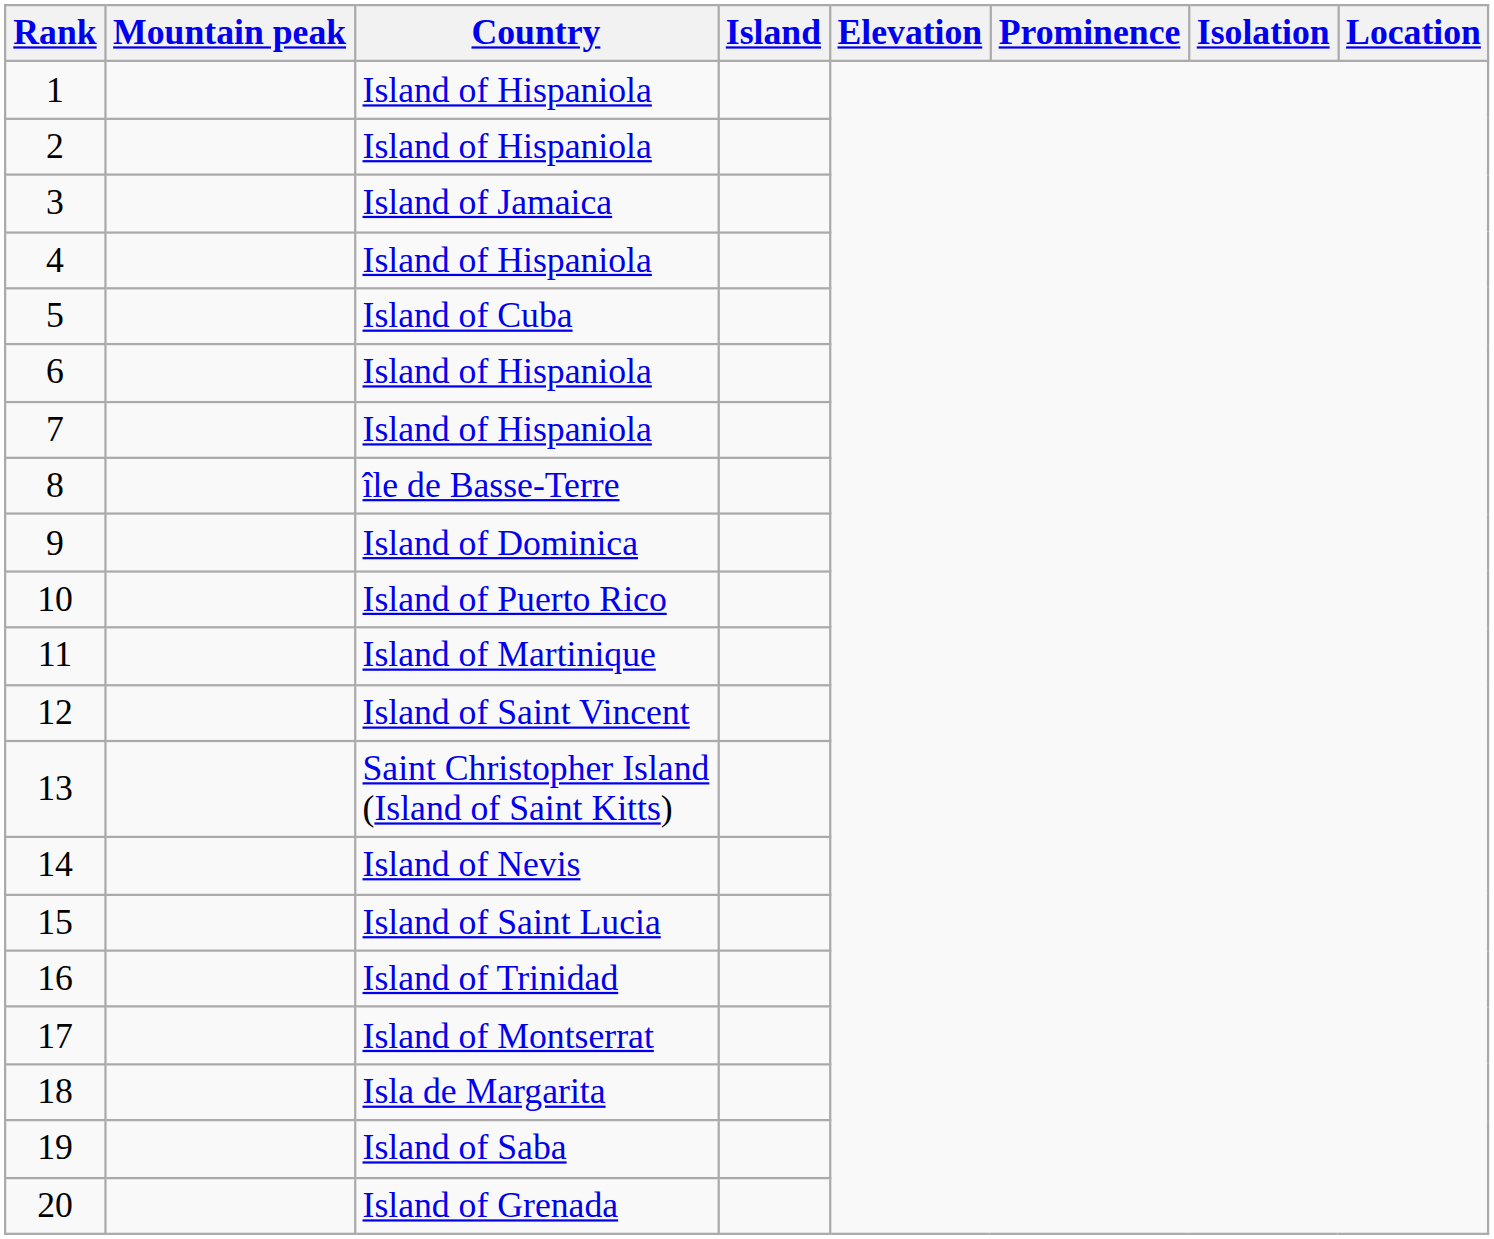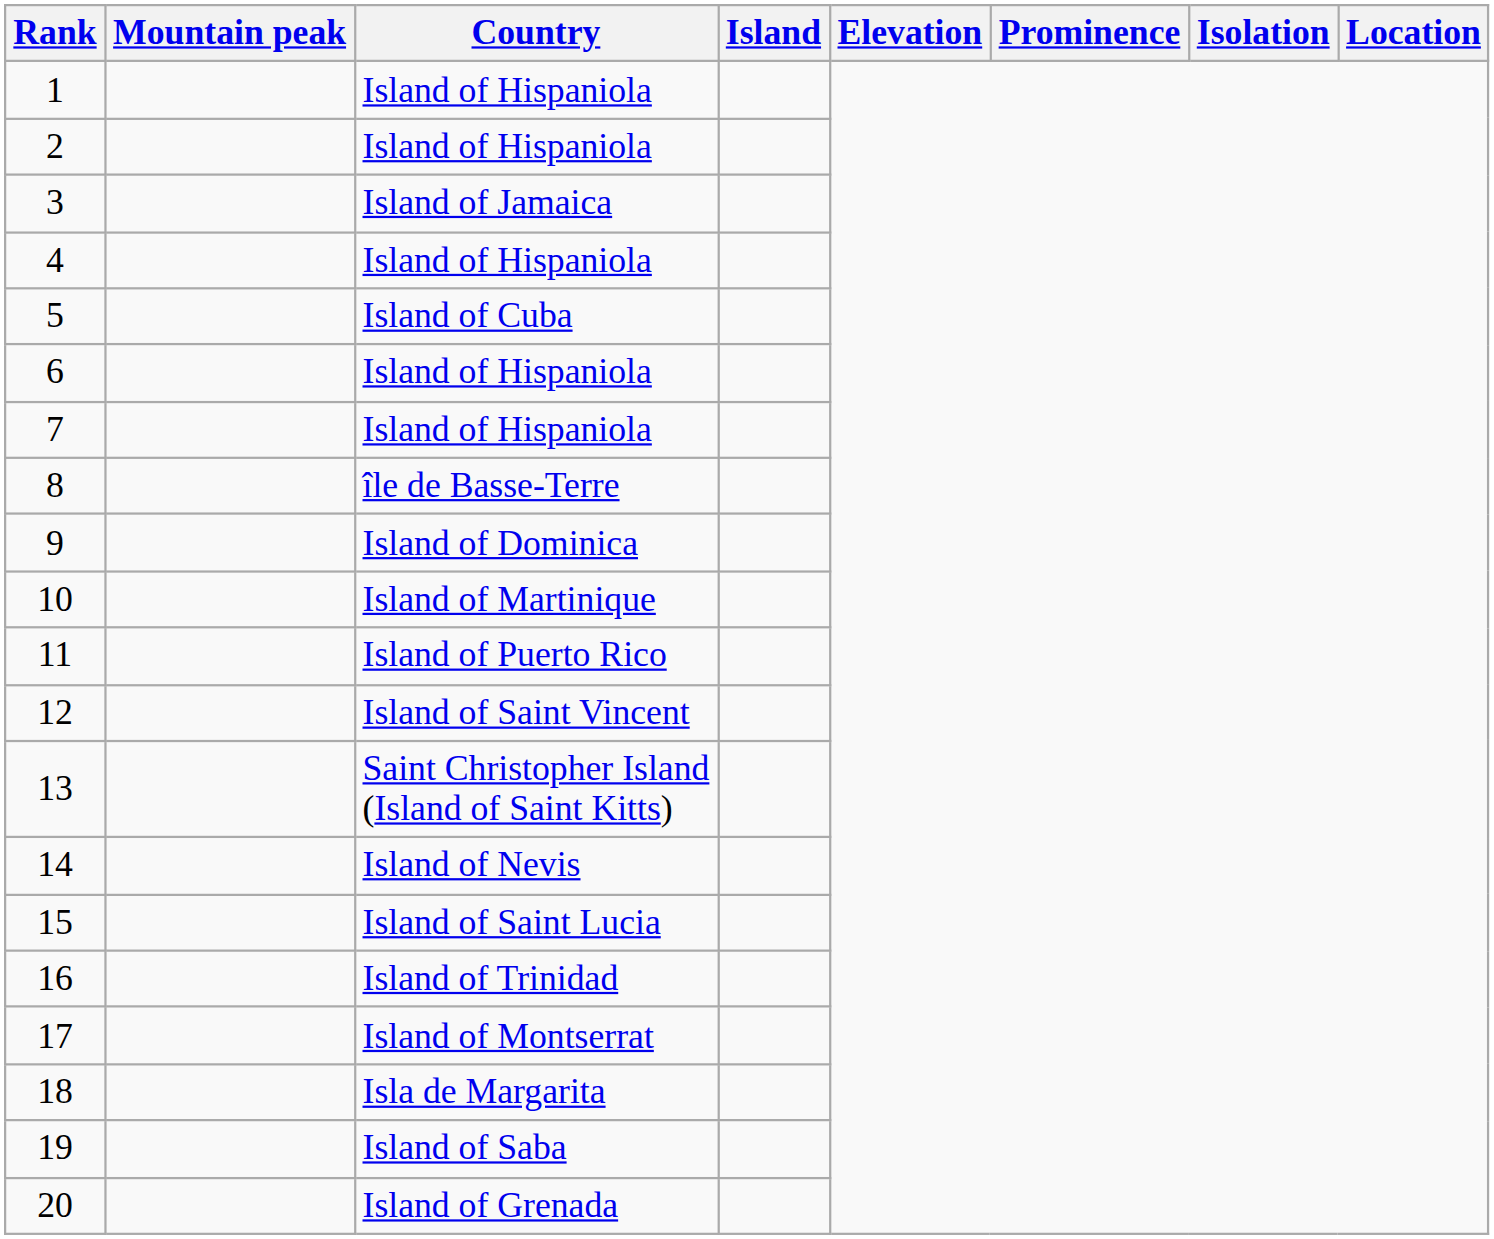(515, 598) Island of Puerto Rico -> (509, 598) Island of Martinique
(509, 655) Island of Martinique -> (515, 655) Island of Puerto Rico
